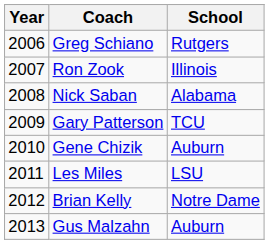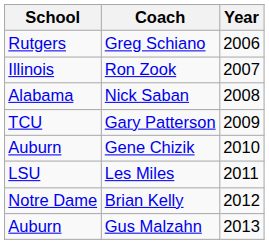columns swapped: (27, 17) <-> (215, 17)
